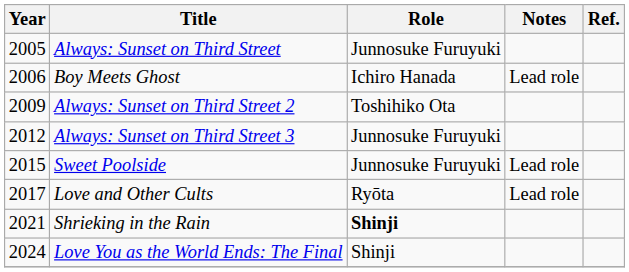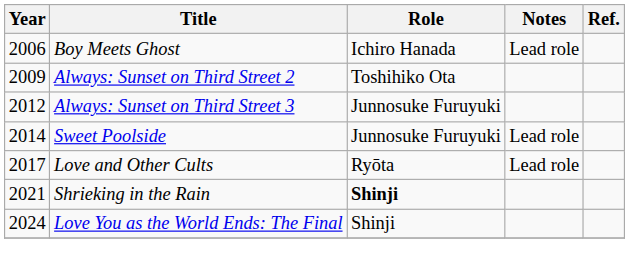- row: (167, 48)
(27, 164) 2015 -> (27, 135) 2014
